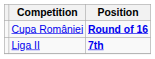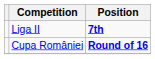rows swapped: (26, 45) <-> (47, 29)
